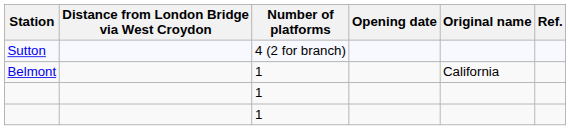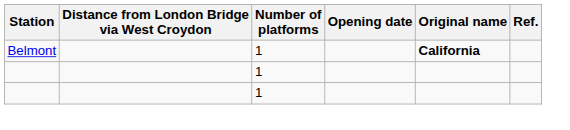- row: (27, 51)
(471, 72) normal -> (449, 51) bold
